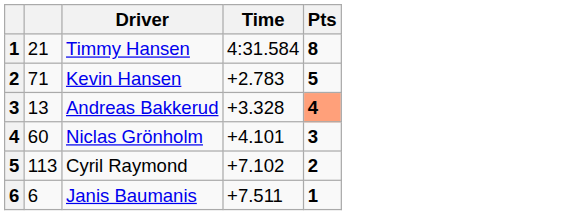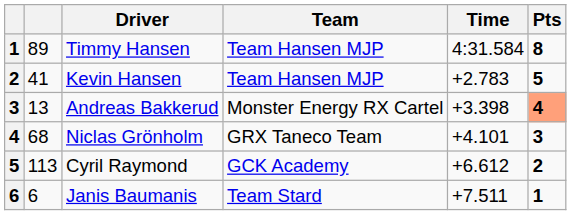+ column: (335, 19)
(38, 49) 21 -> (38, 49) 89
(38, 78) 71 -> (38, 78) 41
(256, 108) +3.328 -> (481, 108) +3.398
(38, 137) 60 -> (38, 137) 68
(256, 166) +7.102 -> (481, 166) +6.612
